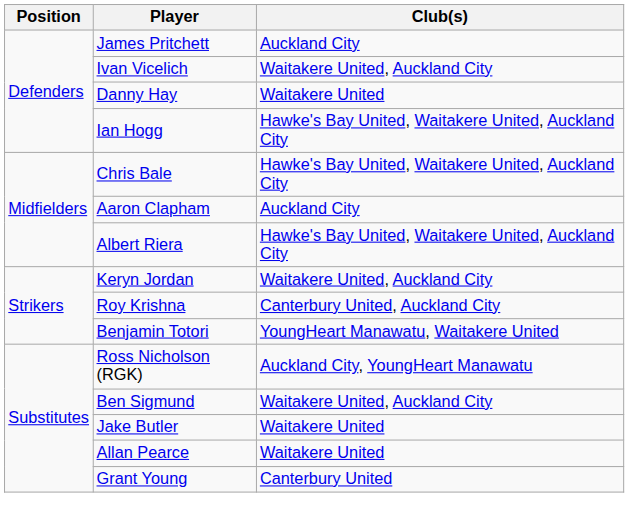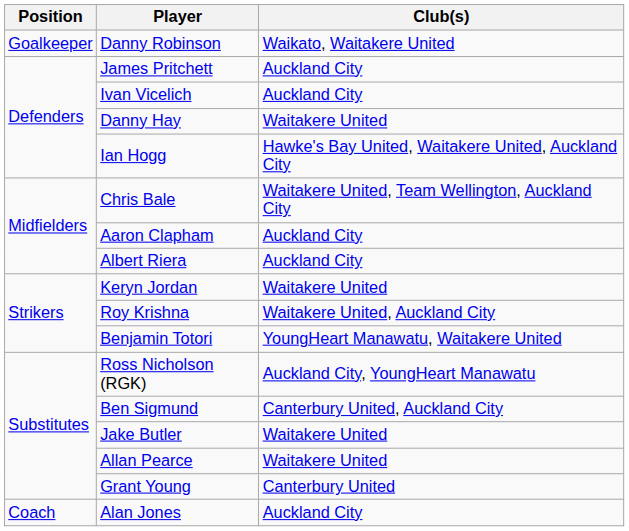+ row: (160, 43)
(376, 69) Waitakere United, Auckland City -> (313, 95) Auckland City
(437, 174) Hawke's Bay United, Waitakere United, Auckland City -> (427, 200) Waitakere United, Team Wellington, Auckland City
(437, 244) Hawke's Bay United, Waitakere United, Auckland City -> (313, 261) Auckland City
(376, 279) Waitakere United, Auckland City -> (325, 287) Waitakere United
(380, 305) Canterbury United, Auckland City -> (379, 312) Waitakere United, Auckland City
(376, 401) Waitakere United, Auckland City -> (383, 408) Canterbury United, Auckland City
+ row: (141, 512)
